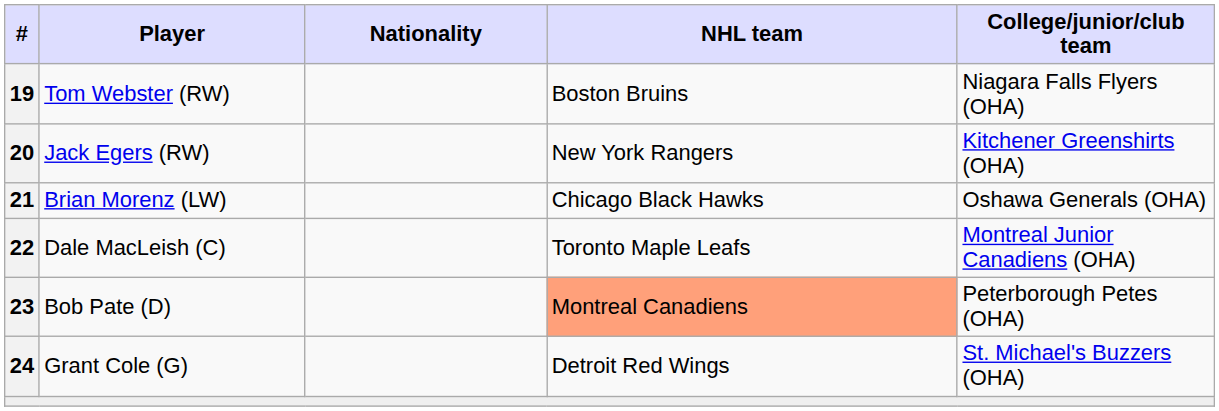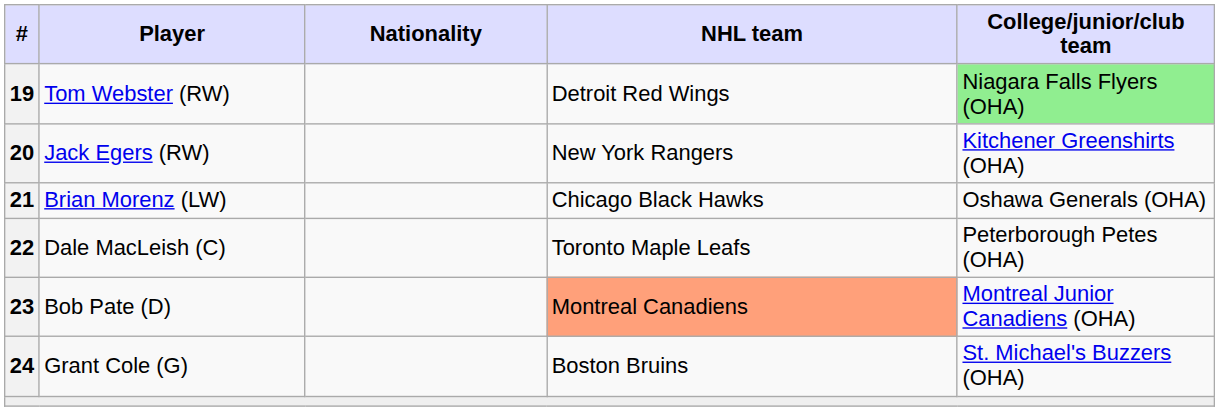(620, 93) Boston Bruins -> (641, 93) Detroit Red Wings
(1060, 93) no background -> (1060, 93) lightgreen background
(1049, 247) Montreal Junior Canadiens (OHA) -> (1060, 247) Peterborough Petes (OHA)
(1060, 306) Peterborough Petes (OHA) -> (1049, 306) Montreal Junior Canadiens (OHA)
(641, 366) Detroit Red Wings -> (620, 366) Boston Bruins
